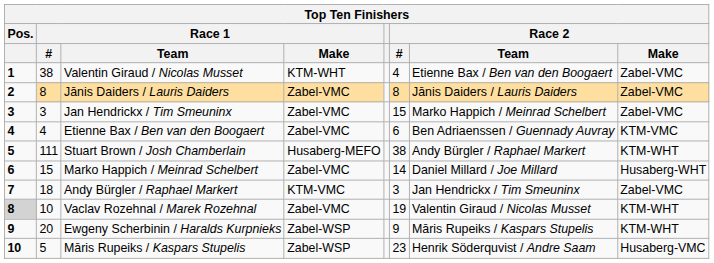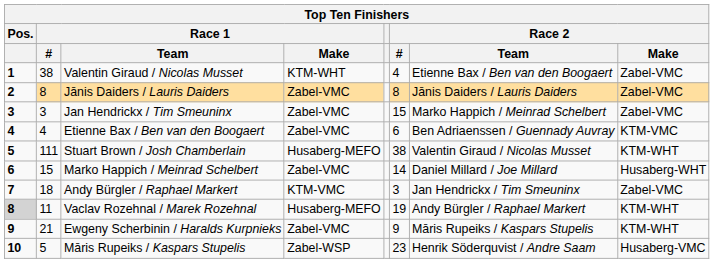(499, 150) Andy Bürgler / Raphael Markert -> (501, 150) Valentin Giraud / Nicolas Musset
(46, 209) 10 -> (46, 209) 11
(318, 209) Zabel-VMC -> (334, 209) Husaberg-MEFO
(501, 209) Valentin Giraud / Nicolas Musset -> (499, 209) Andy Bürgler / Raphael Markert
(46, 228) 20 -> (46, 228) 21
(319, 228) Zabel-WSP -> (318, 228) Zabel-VMC
